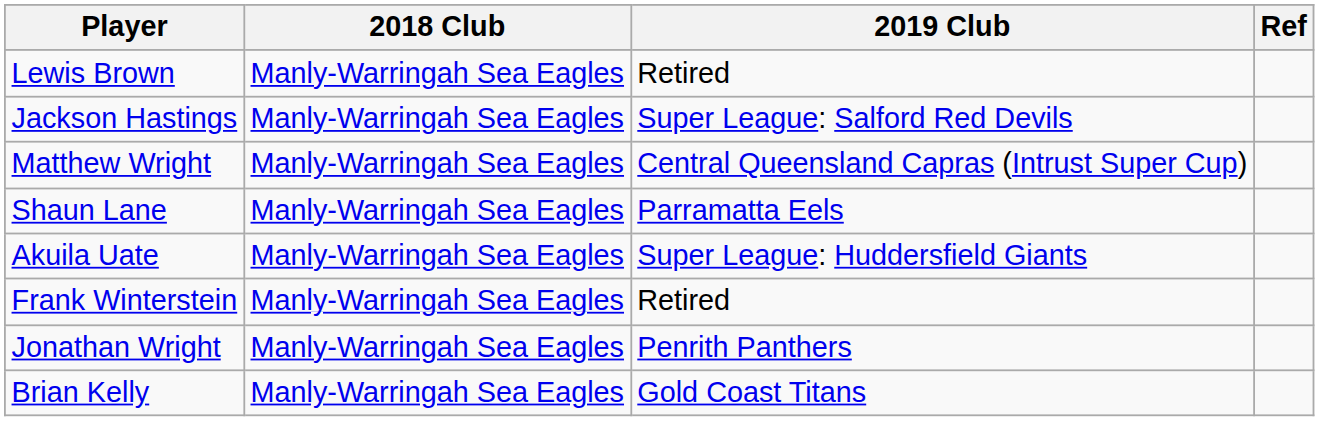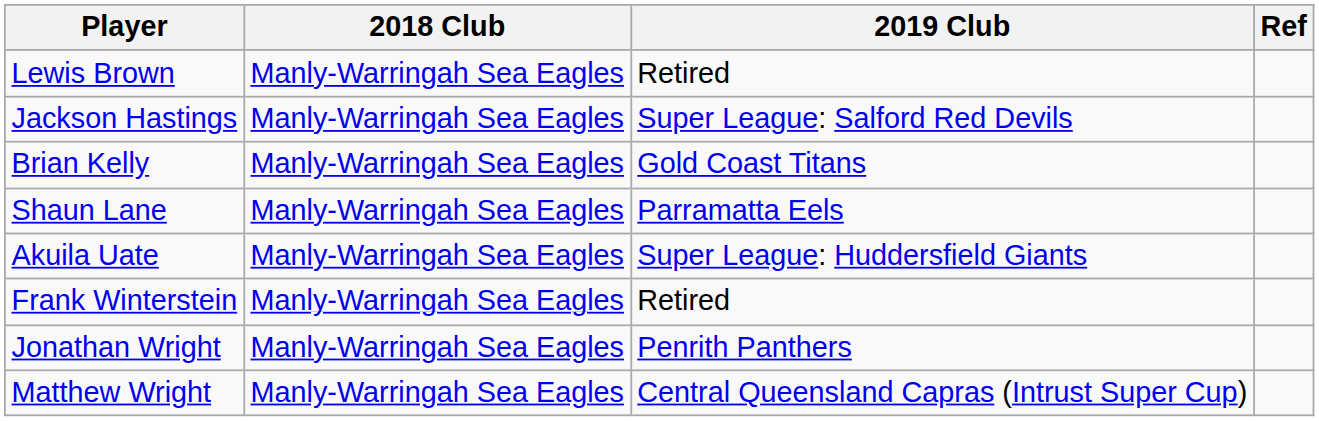rows swapped: (80, 392) <-> (111, 164)
